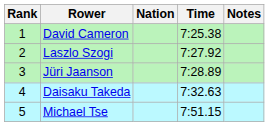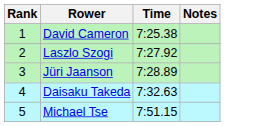- column: (155, 14)
